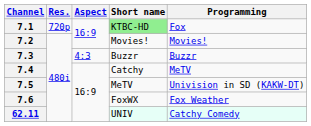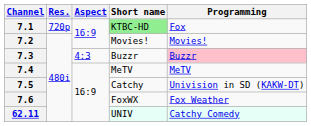(183, 56) no background -> (183, 56) pink background
(127, 70) Catchy -> (122, 70) MeTV
(122, 85) MeTV -> (127, 85) Catchy
